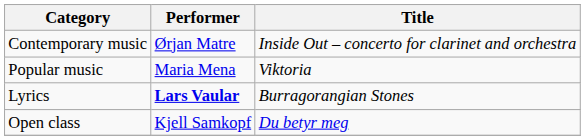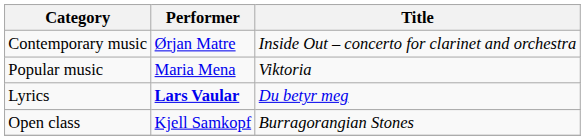(336, 95) Burragorangian Stones -> (304, 95) Du betyr meg
(304, 122) Du betyr meg -> (336, 122) Burragorangian Stones
